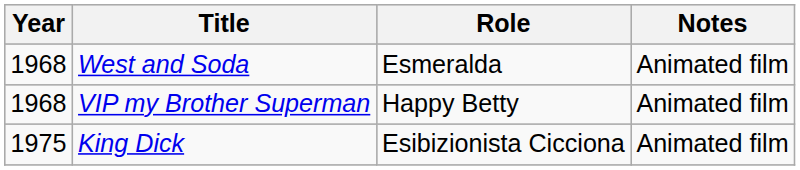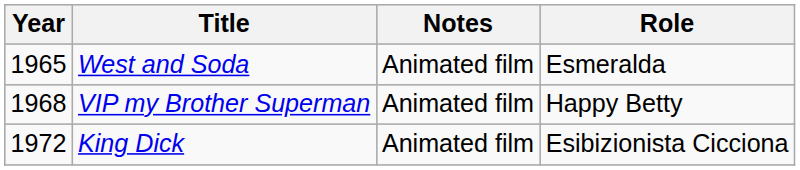columns swapped: (503, 24) <-> (712, 24)
(39, 64) 1968 -> (39, 64) 1965
(39, 143) 1975 -> (39, 143) 1972
